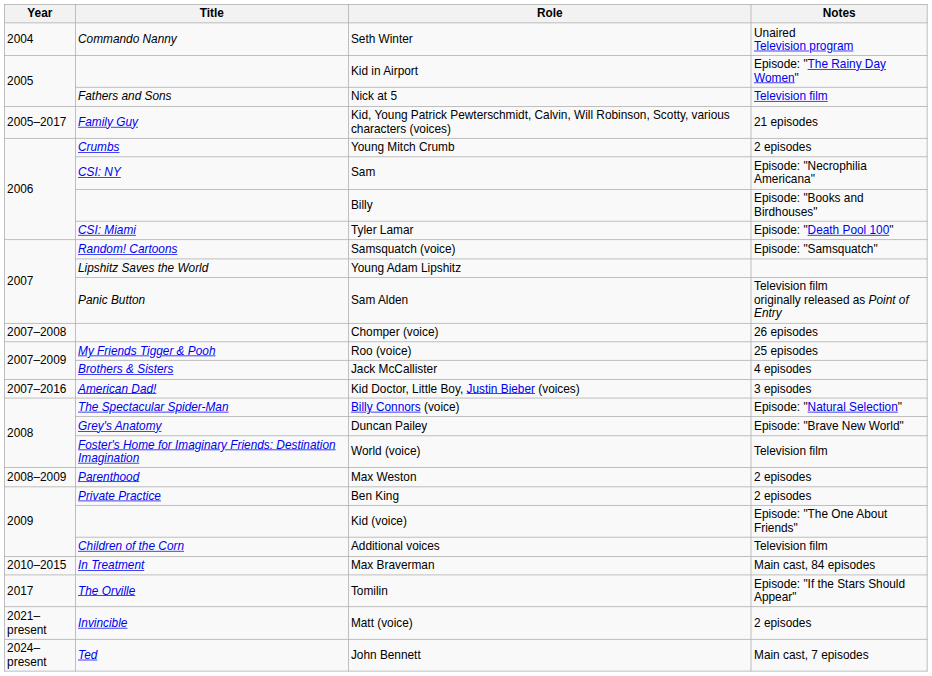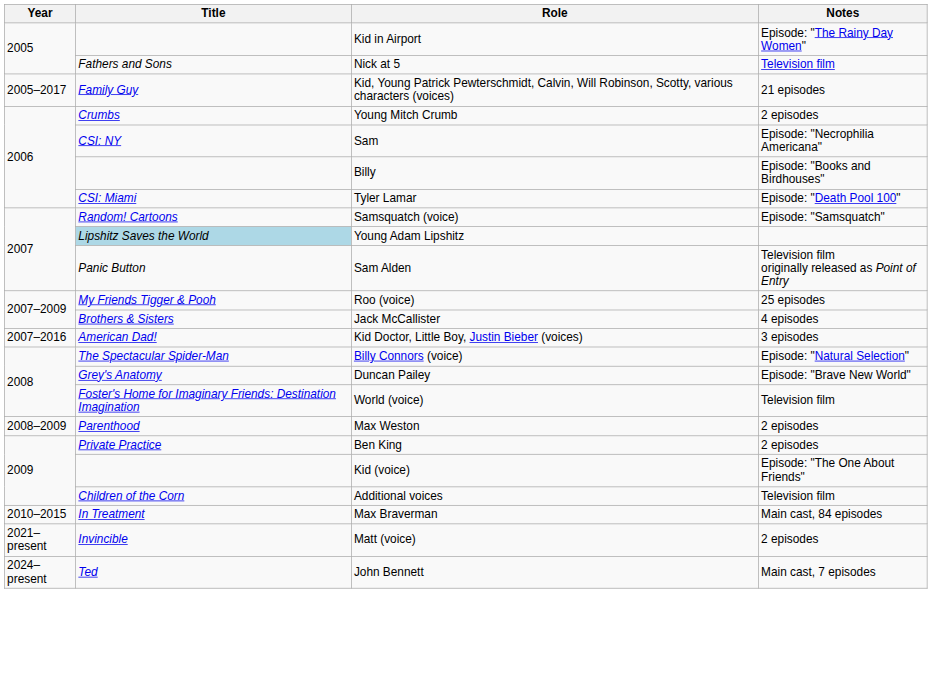- row: (382, 39)
(143, 268) no background -> (144, 236) lightblue background
- row: (395, 332)
- row: (369, 591)
